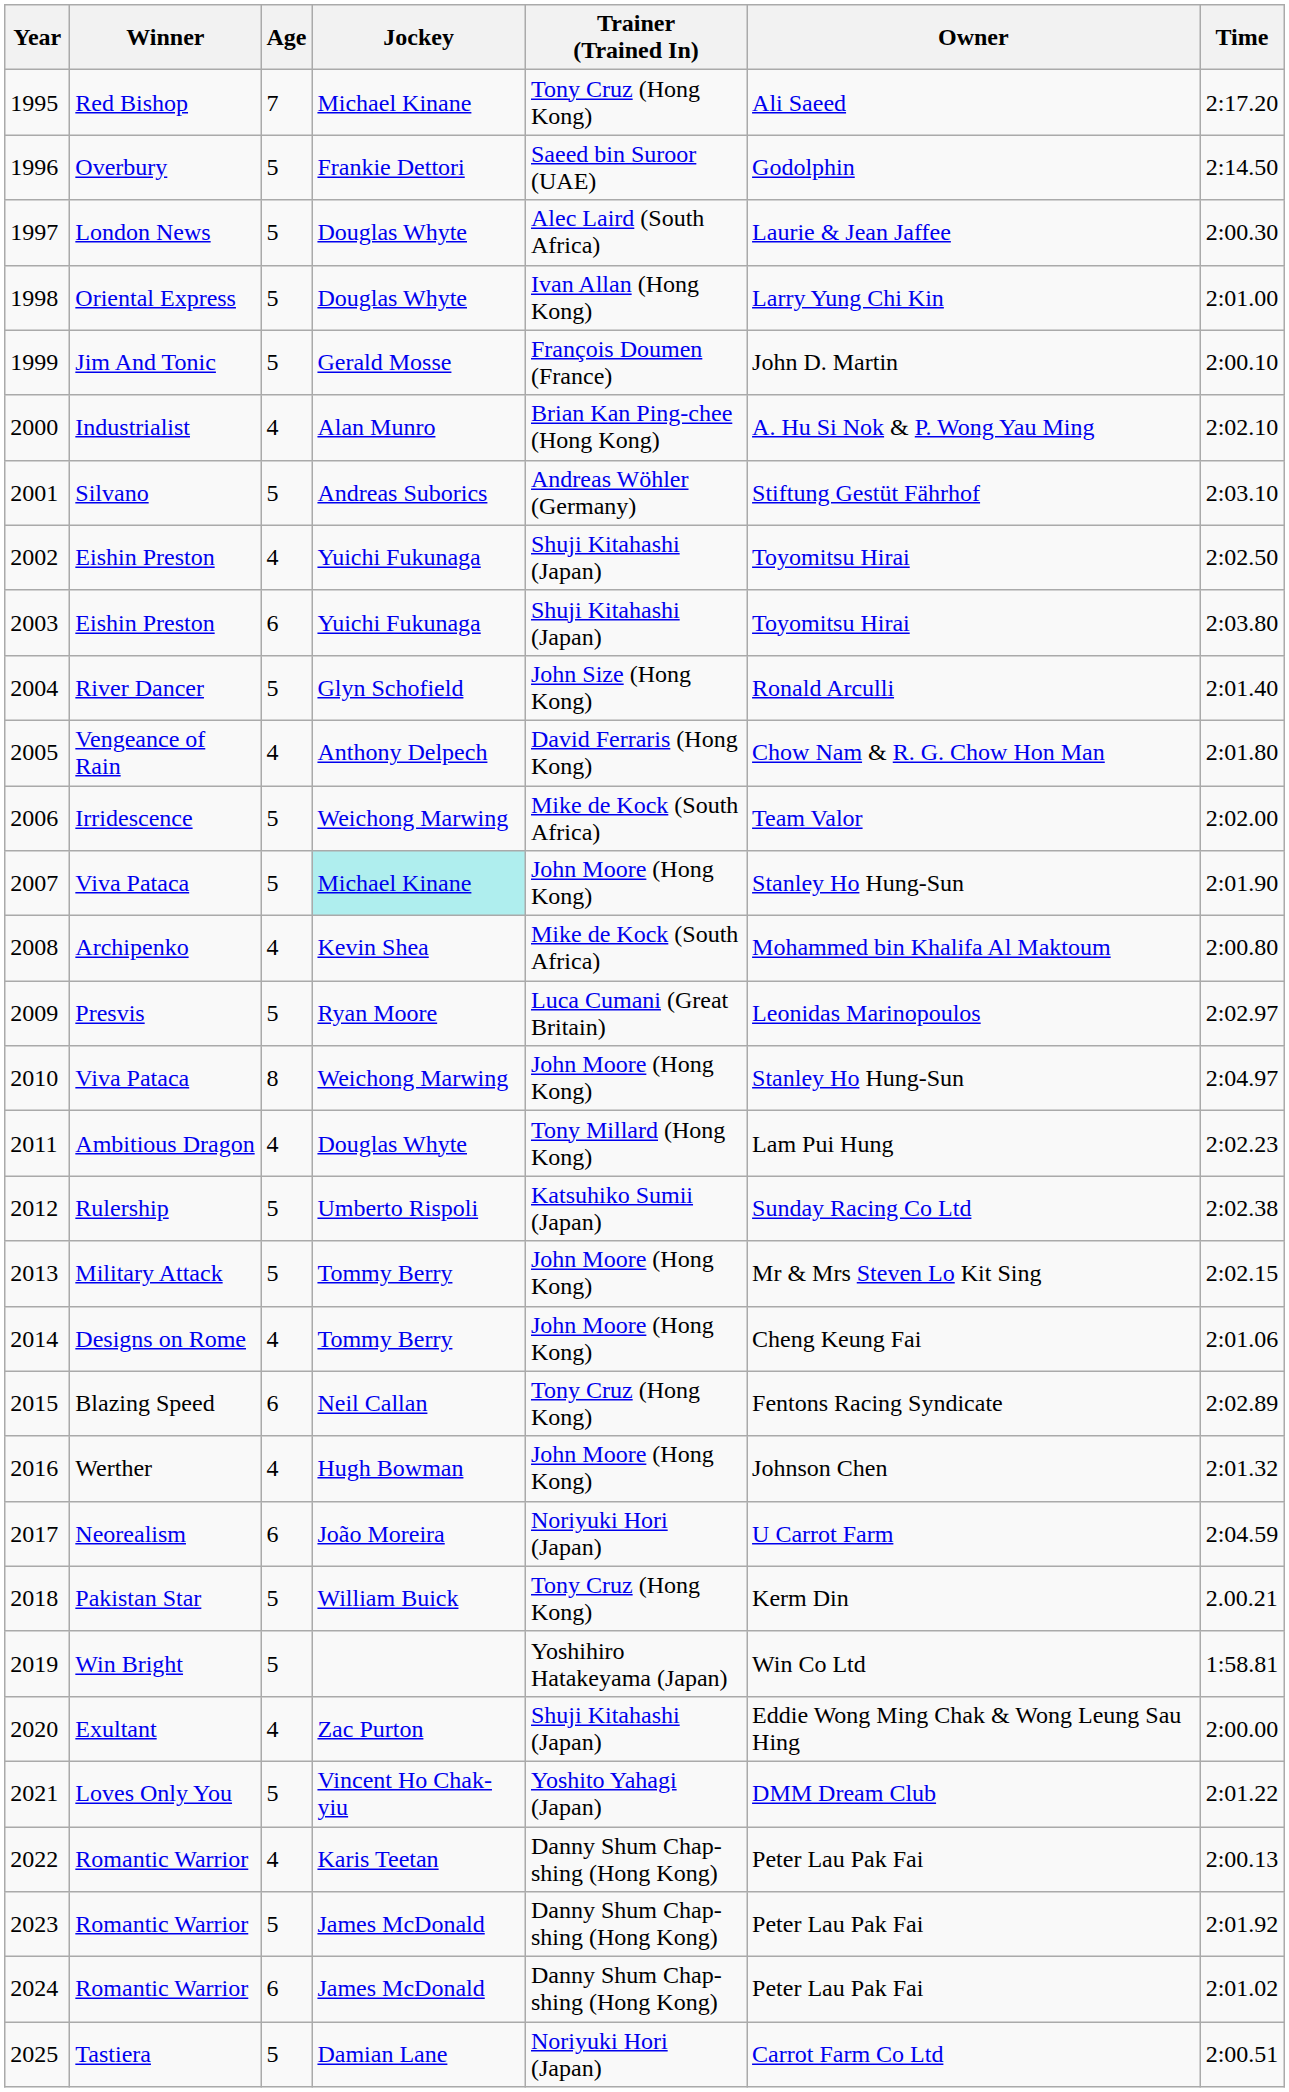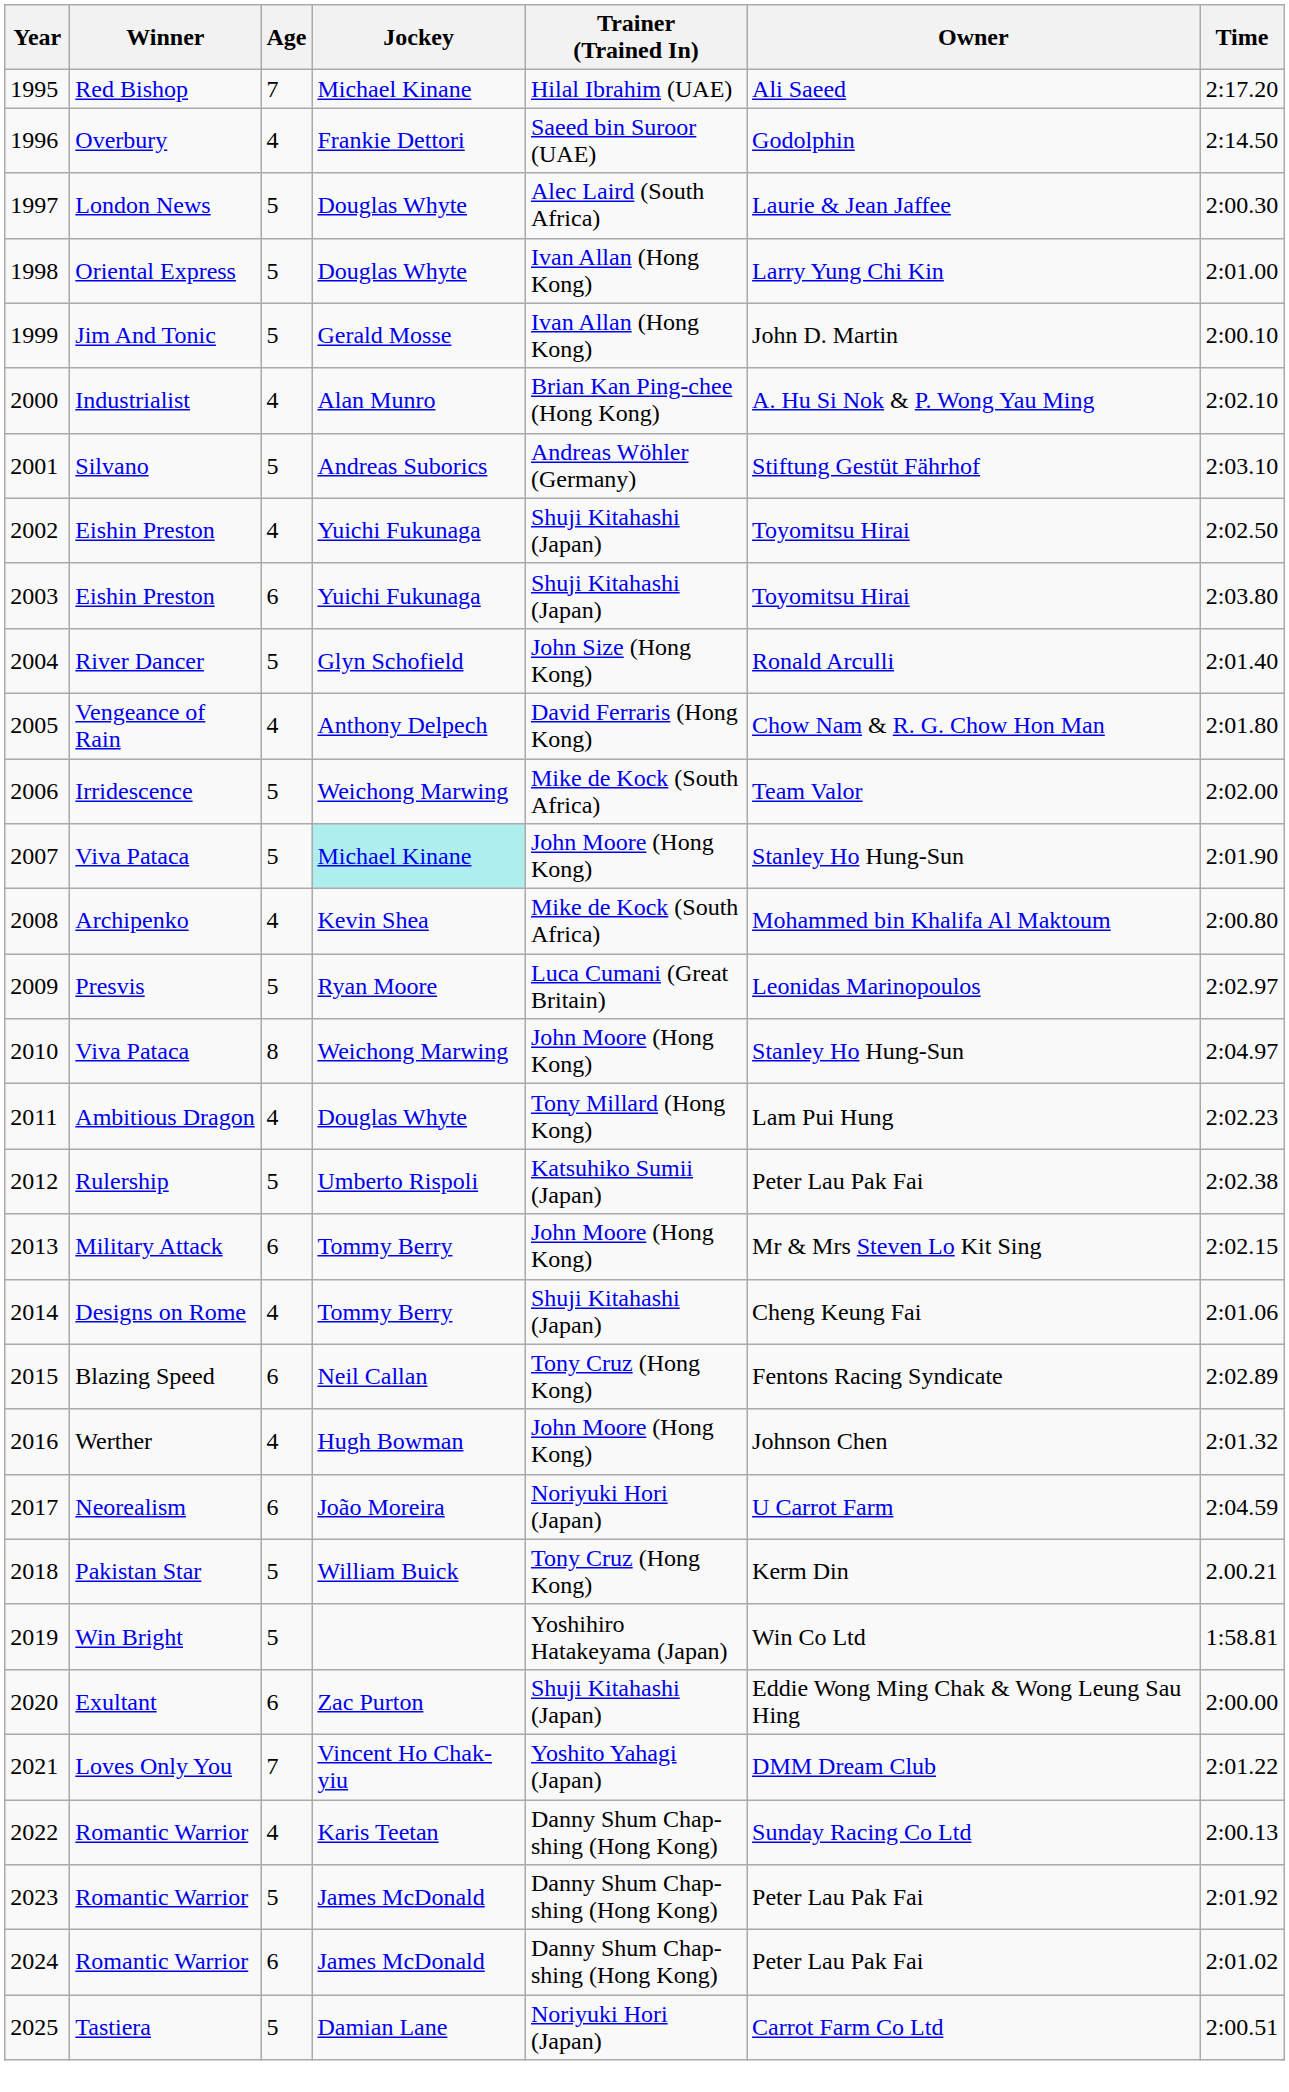(616, 102) Tony Cruz (Hong Kong) -> (632, 88) Hilal Ibrahim (UAE)
(272, 167) 5 -> (272, 140) 4
(617, 362) François Doumen (France) -> (615, 335) Ivan Allan (Hong Kong)
(862, 1208) Sunday Racing Co Ltd -> (838, 1181) Peter Lau Pak Fai
(272, 1273) 5 -> (272, 1246) 6
(622, 1338) John Moore (Hong Kong) -> (605, 1311) Shuji Kitahashi (Japan)
(272, 1728) 4 -> (272, 1701) 6
(272, 1793) 5 -> (272, 1766) 7
(838, 1858) Peter Lau Pak Fai -> (862, 1831) Sunday Racing Co Ltd
